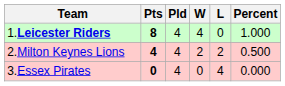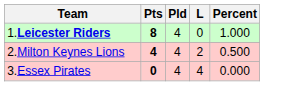- column: (200, 14)
